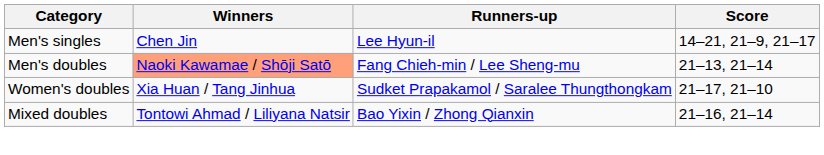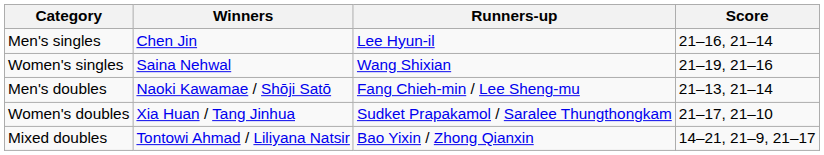(747, 41) 14–21, 21–9, 21–17 -> (726, 41) 21–16, 21–14
+ row: (66, 65)
(234, 65) lightsalmon background -> (234, 89) no background
(726, 114) 21–16, 21–14 -> (747, 138) 14–21, 21–9, 21–17
